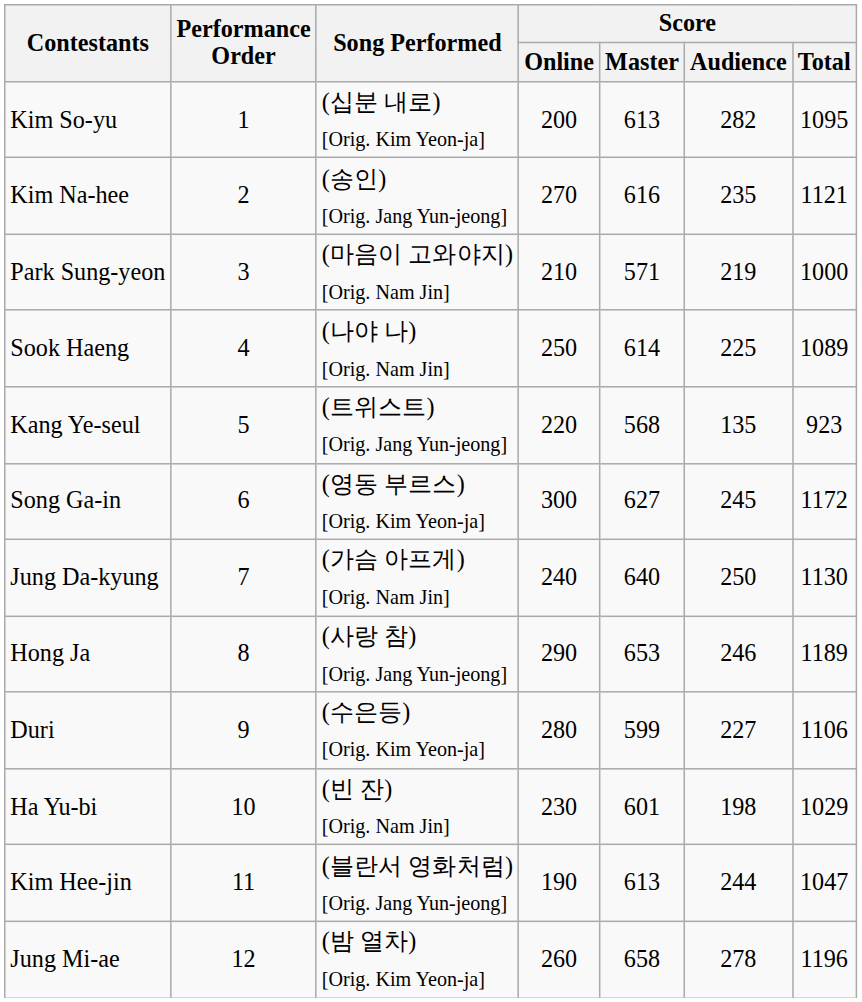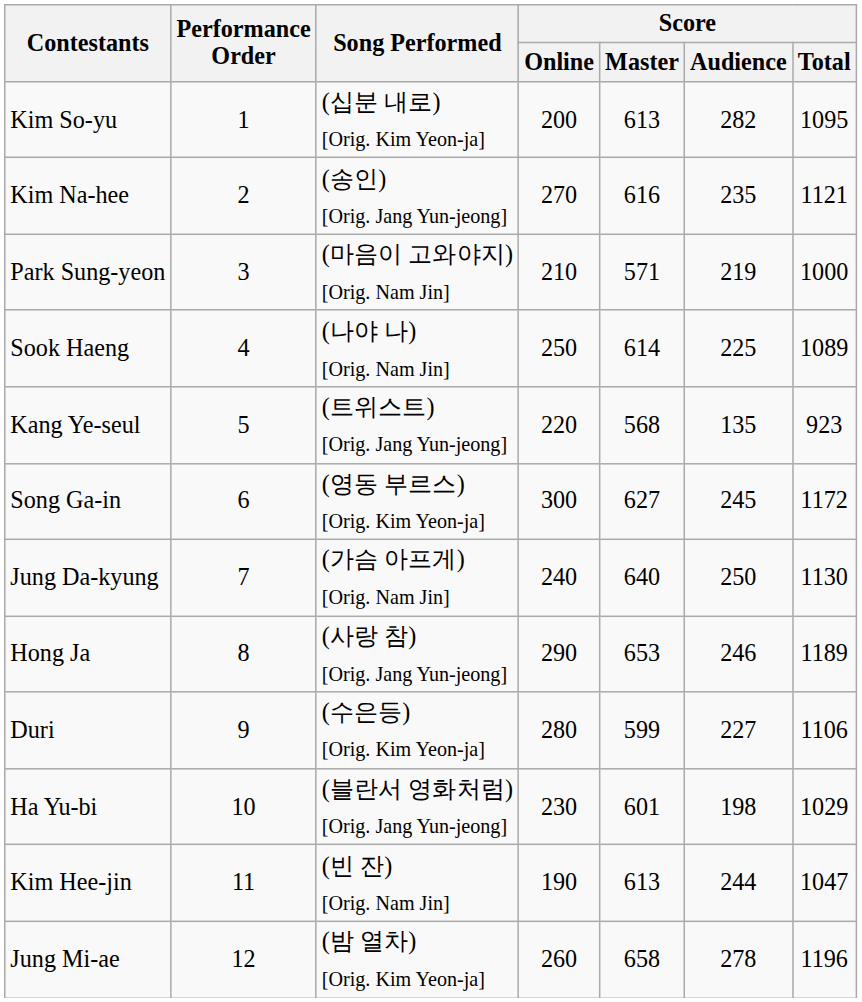(386, 807) (빈 잔) [Orig. Nam Jin] -> (417, 807) (블란서 영화처럼) [Orig. Jang Yun-jeong]
(417, 883) (블란서 영화처럼) [Orig. Jang Yun-jeong] -> (386, 883) (빈 잔) [Orig. Nam Jin]
